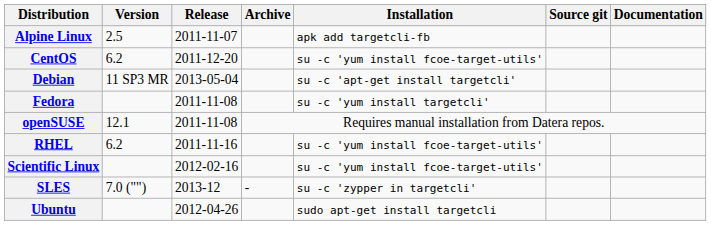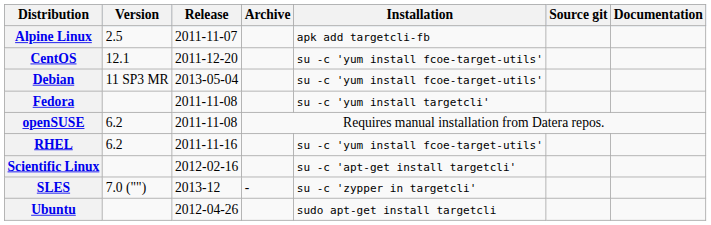(114, 58) 6.2 -> (118, 58) 12.1
(407, 80) su -c 'apt-get install targetcli' -> (420, 80) su -c 'yum install fcoe-target-utils'
(118, 123) 12.1 -> (114, 123) 6.2
(420, 167) su -c 'yum install fcoe-target-utils' -> (407, 167) su -c 'apt-get install targetcli'
